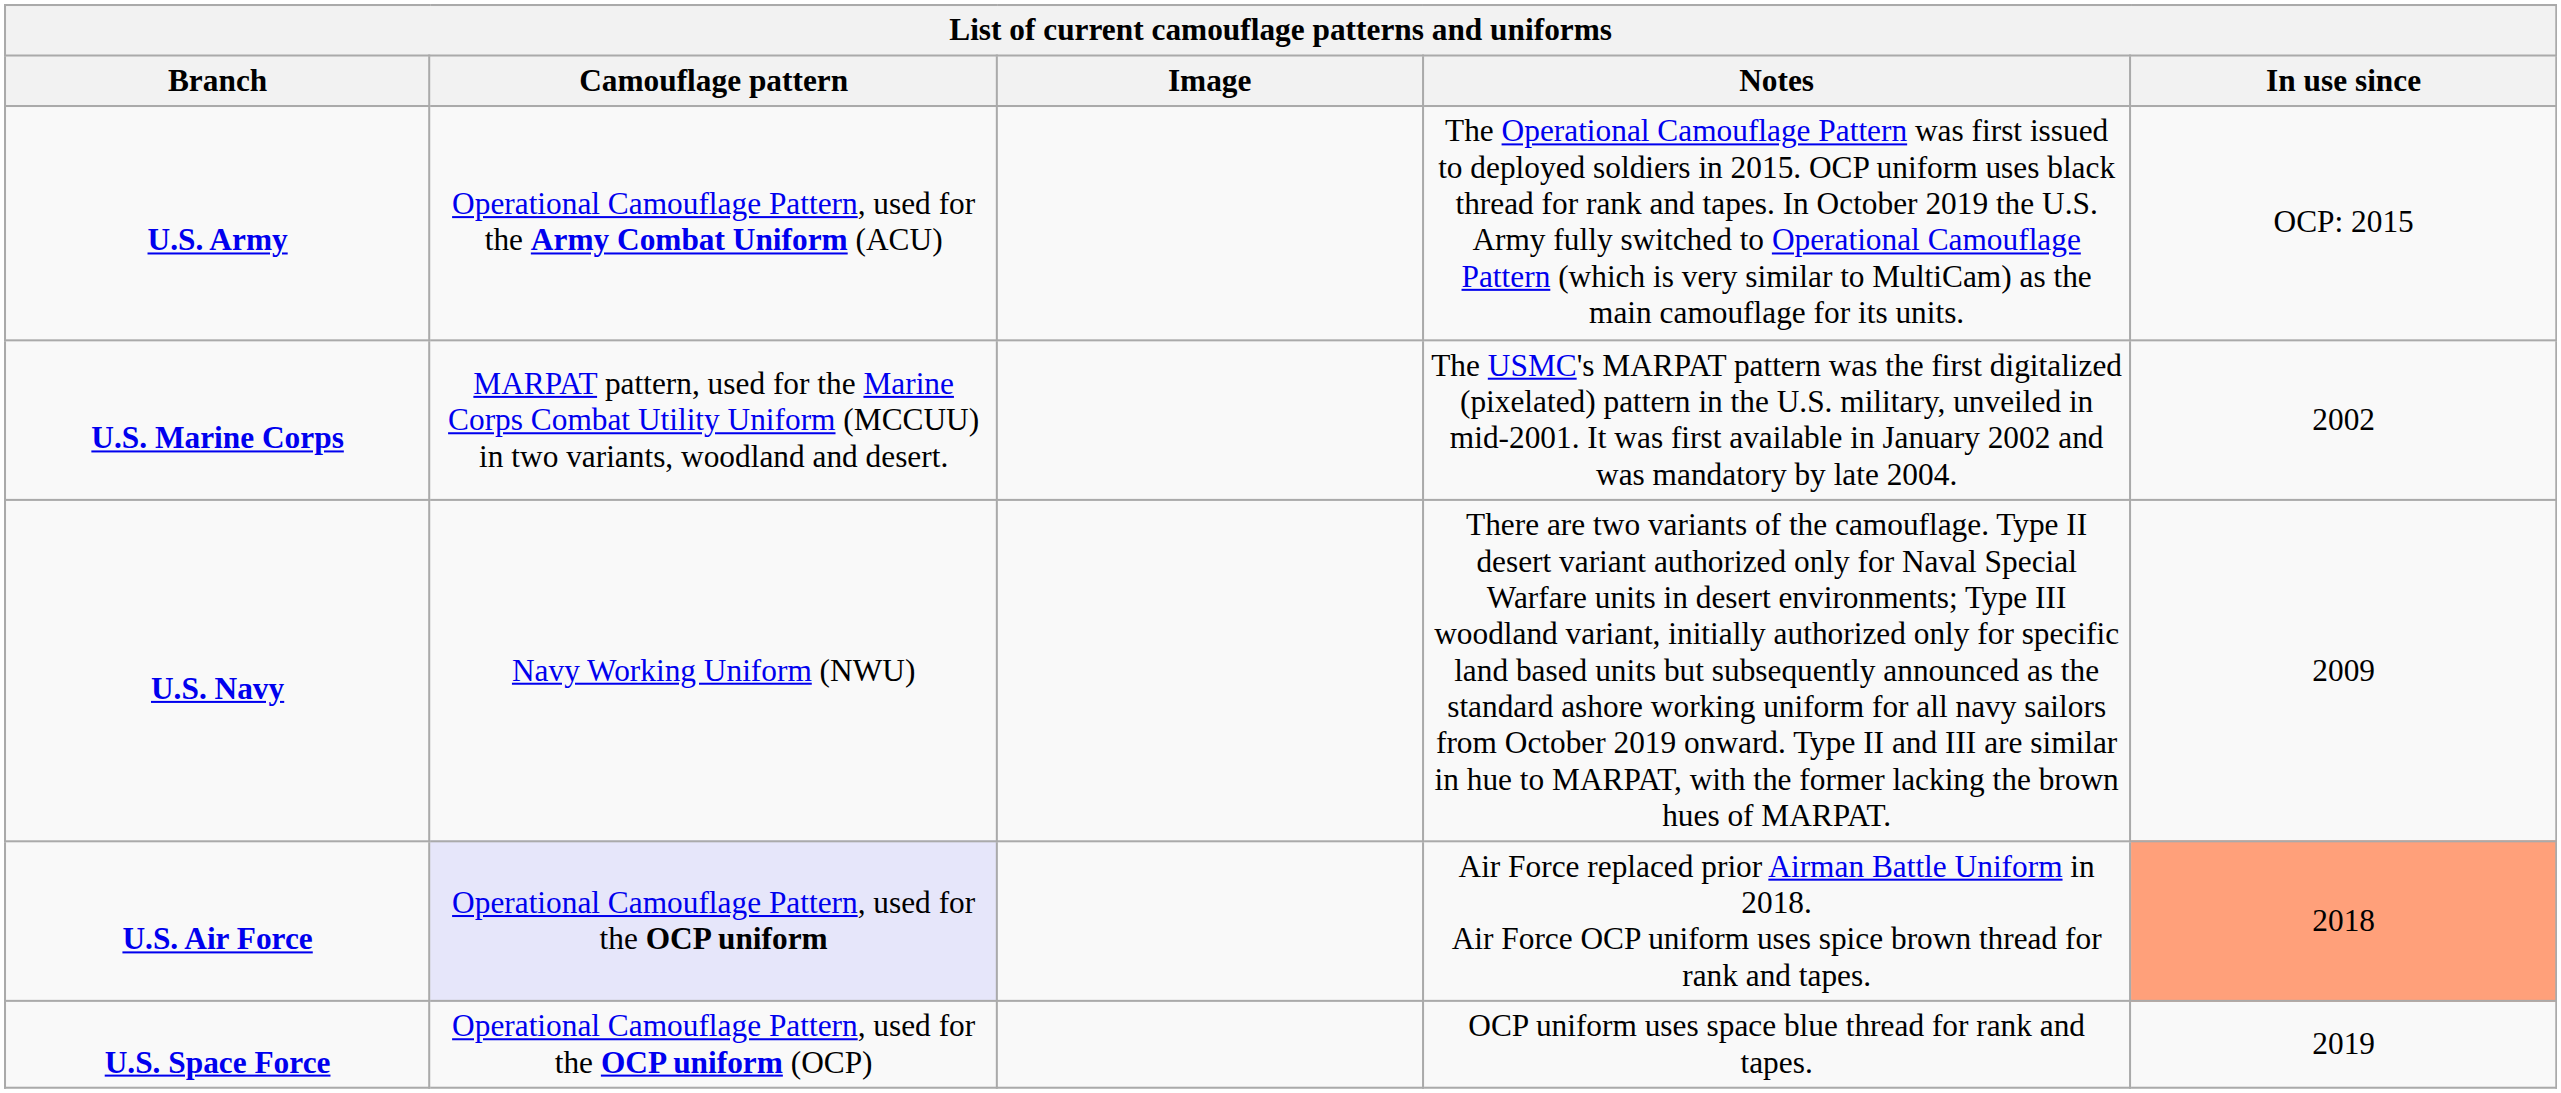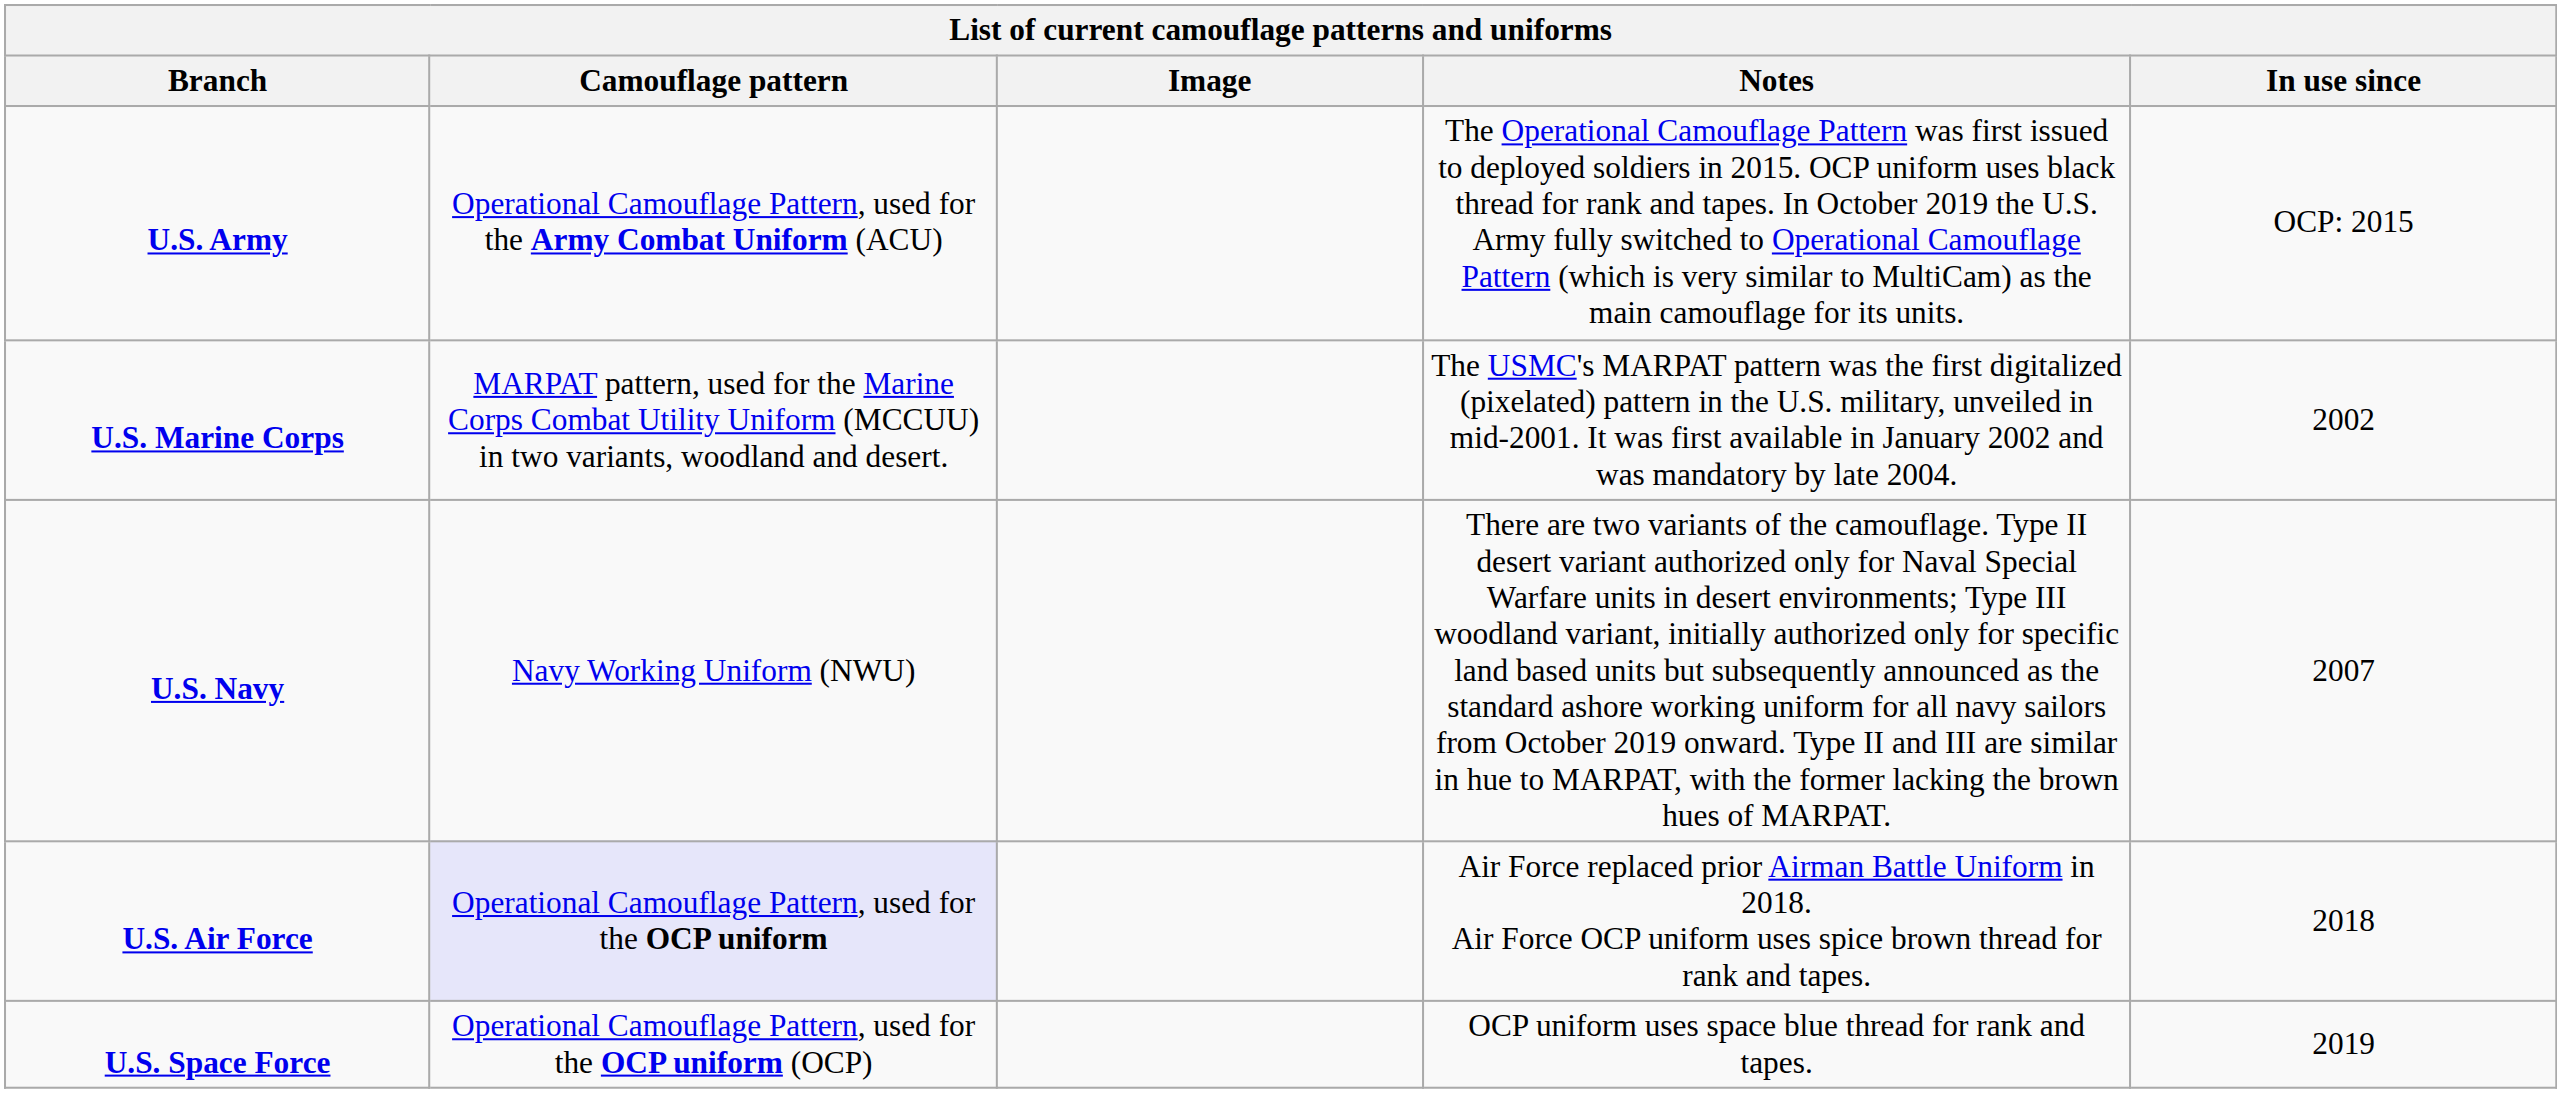(2344, 669) 2009 -> (2344, 669) 2007
(2344, 920) lightsalmon background -> (2344, 920) no background
